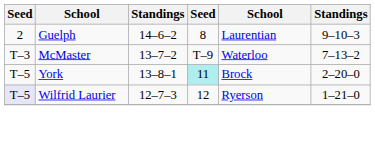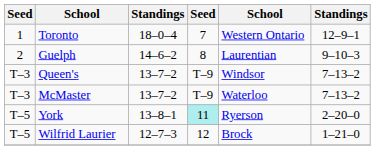+ row: (58, 34)
+ row: (59, 74)
(237, 74) Brock -> (242, 114) Ryerson
(20, 94) lavender background -> (20, 134) no background
(242, 94) Ryerson -> (237, 134) Brock
